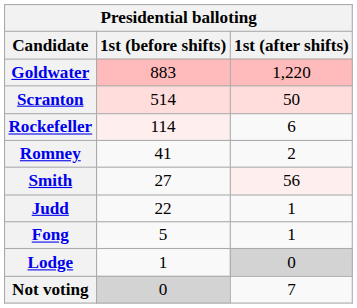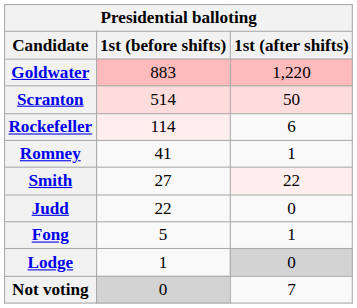(291, 153) 2 -> (291, 153) 1
(291, 180) 56 -> (291, 180) 22
(291, 208) 1 -> (291, 208) 0
